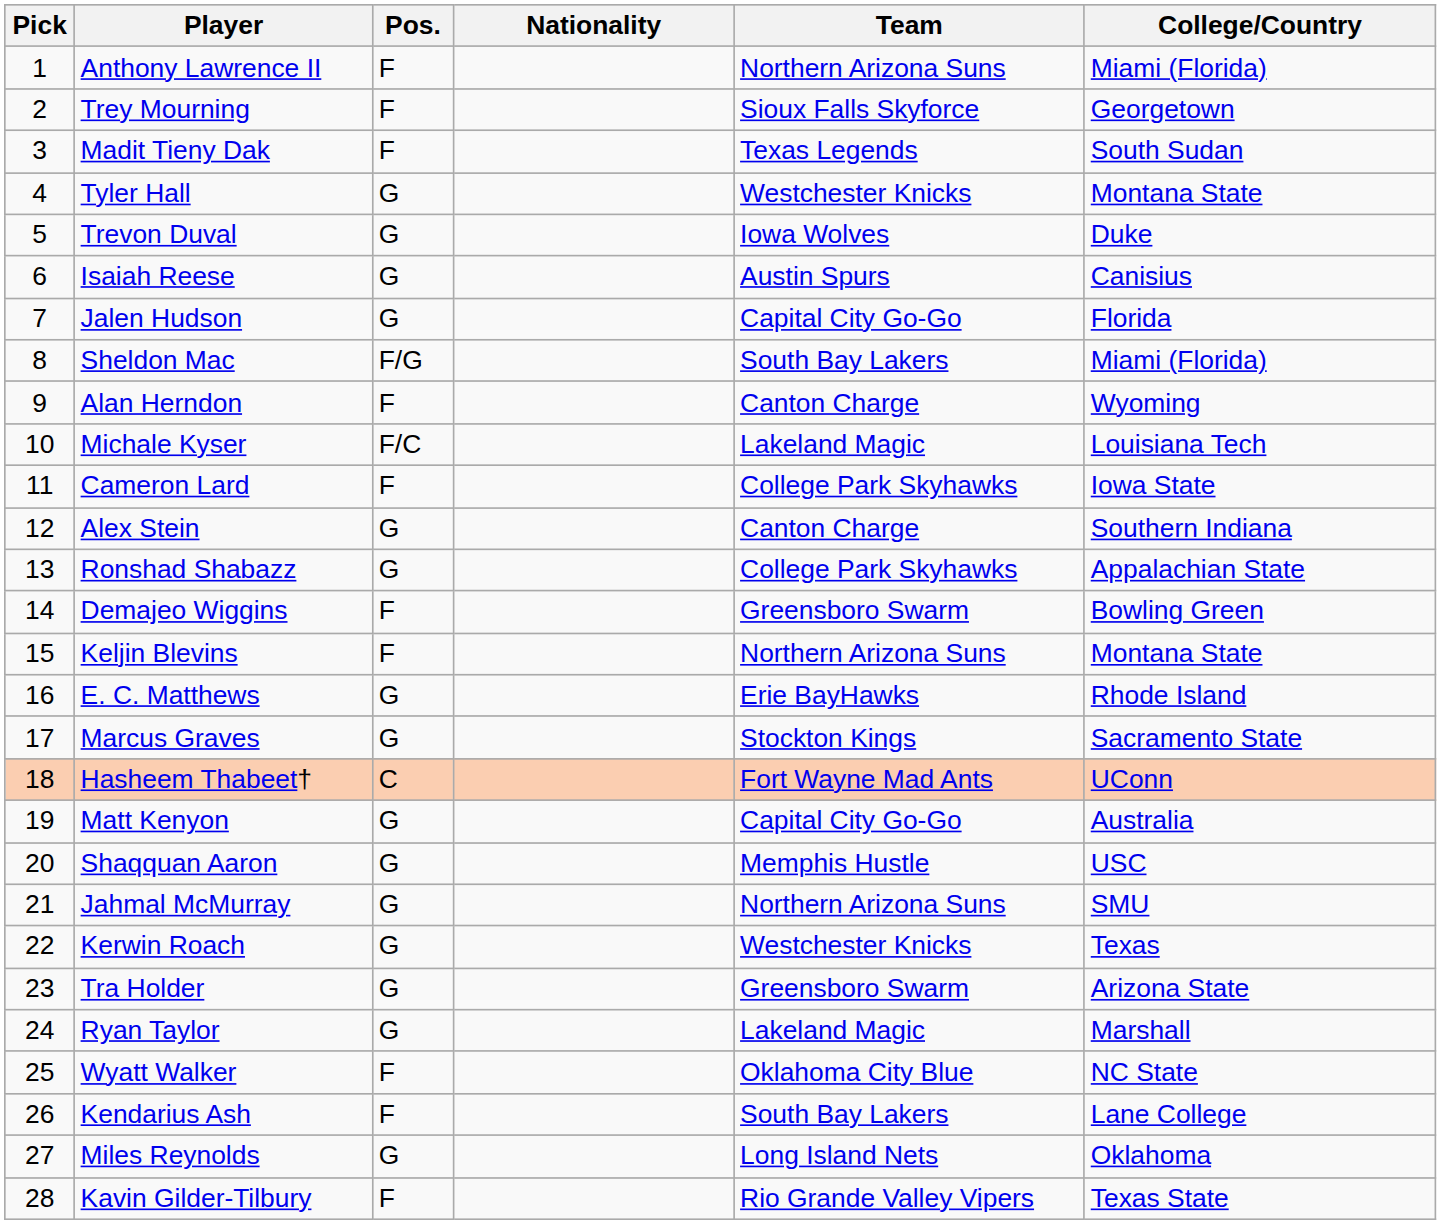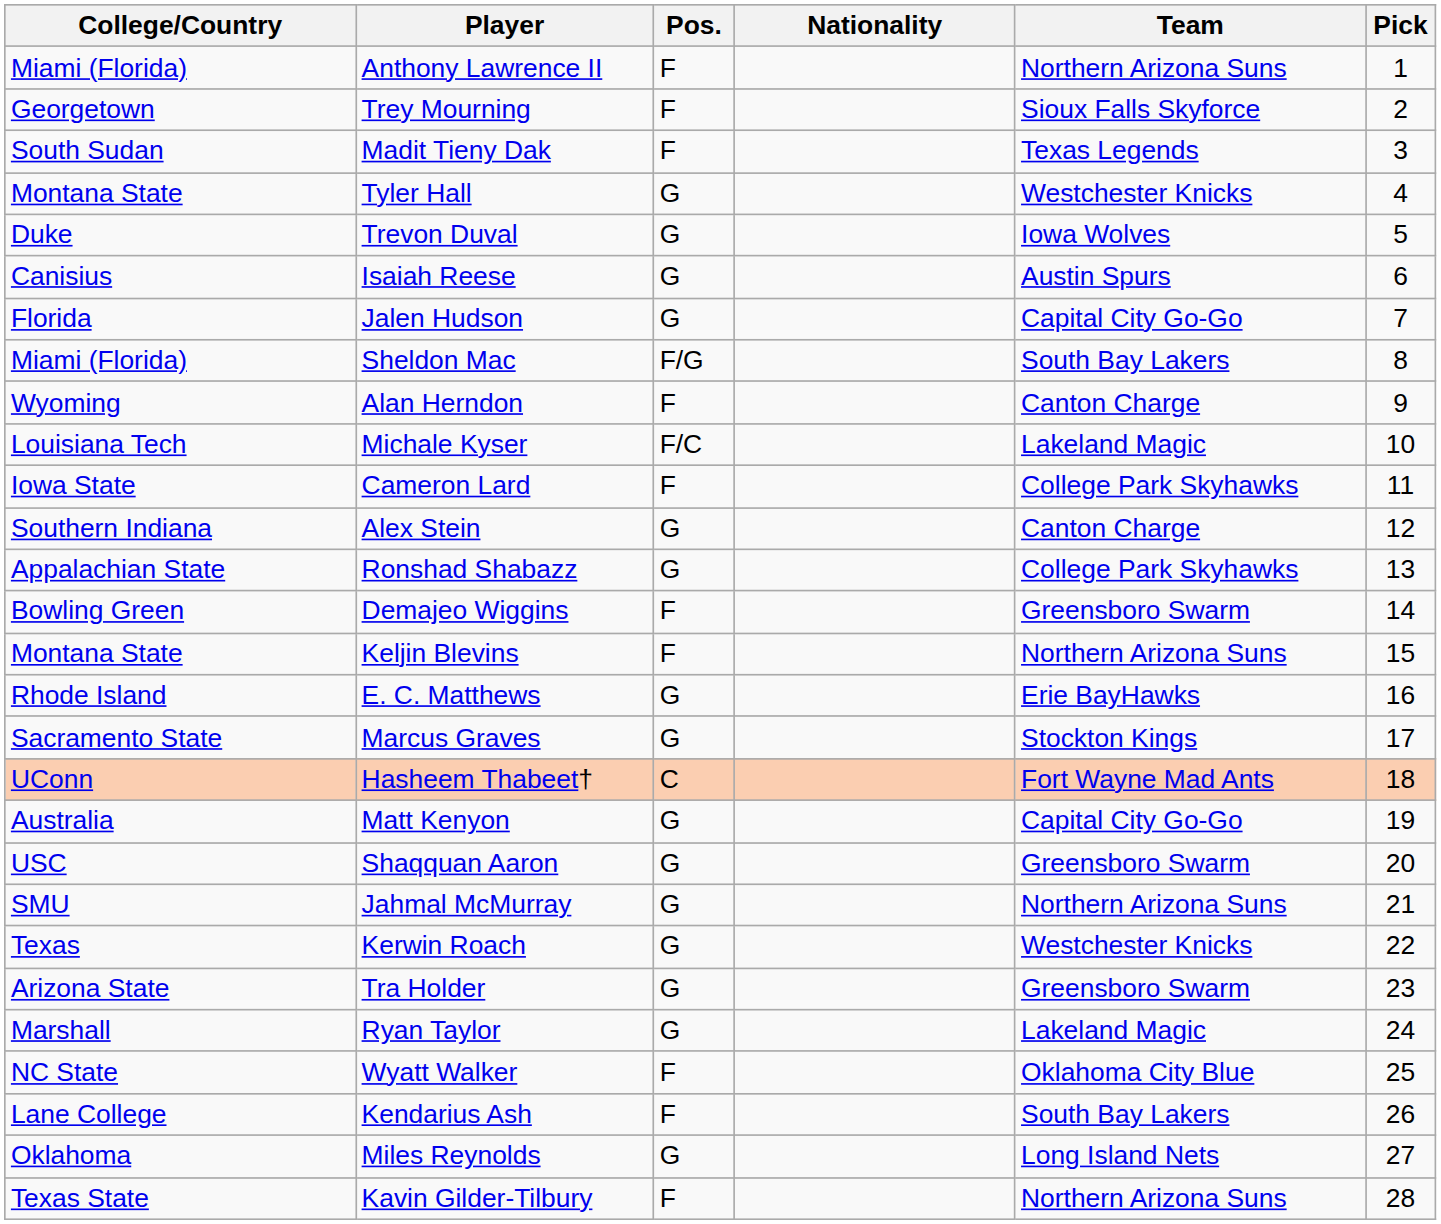columns swapped: (40, 25) <-> (1260, 25)
(835, 862) Memphis Hustle -> (1135, 862) Greensboro Swarm
(887, 1197) Rio Grande Valley Vipers -> (1154, 1197) Northern Arizona Suns
